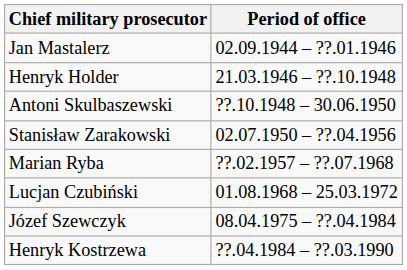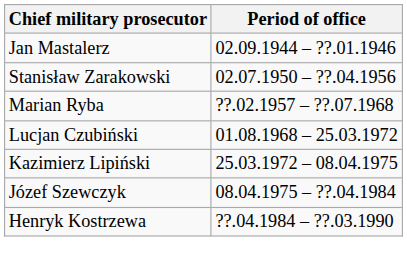- row: (64, 76)
- row: (91, 105)
+ row: (79, 163)
